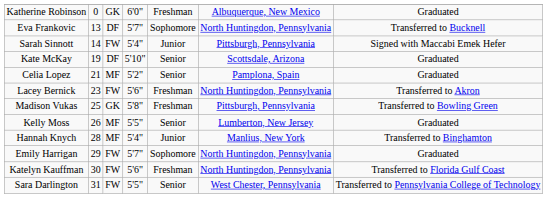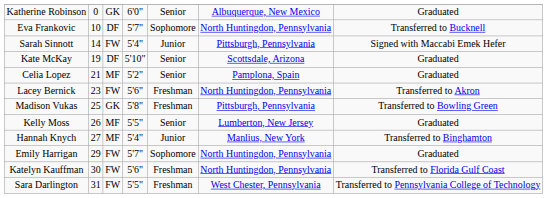(173, 12) Freshman -> (173, 12) Senior
(96, 28) 13 -> (96, 28) 10
(96, 138) 28 -> (96, 138) 27
(173, 185) Senior -> (173, 185) Freshman
